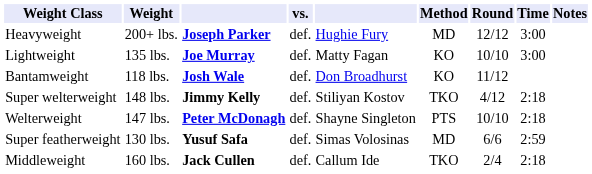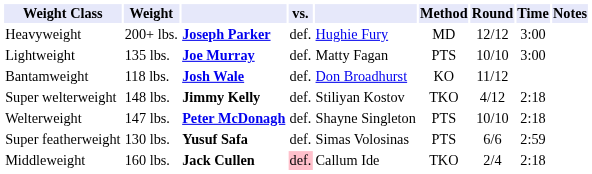(444, 55) KO -> (444, 55) PTS
(444, 139) MD -> (444, 139) PTS
(300, 160) no background -> (300, 160) pink background
